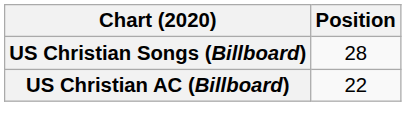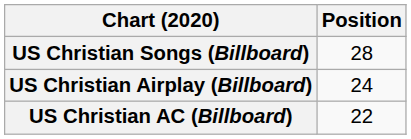+ row: (161, 85)
